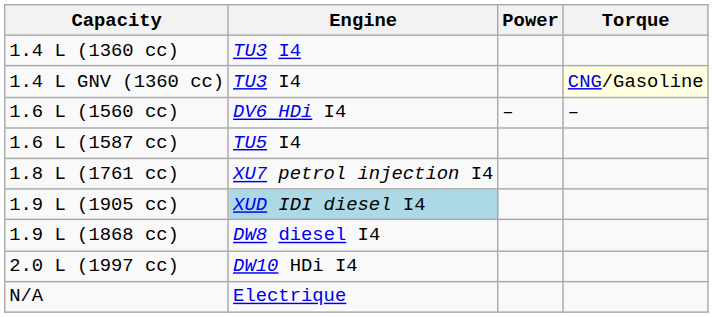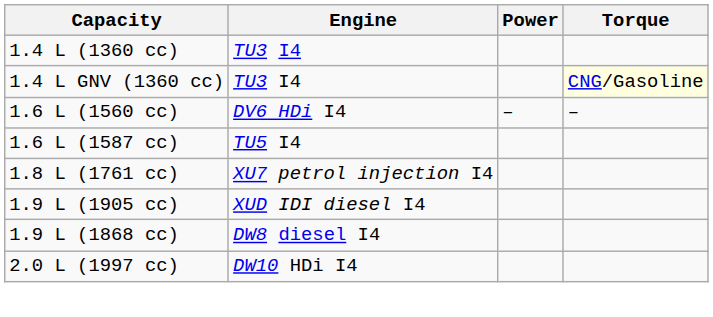(329, 204) lightblue background -> (329, 204) no background
- row: (26, 297)
